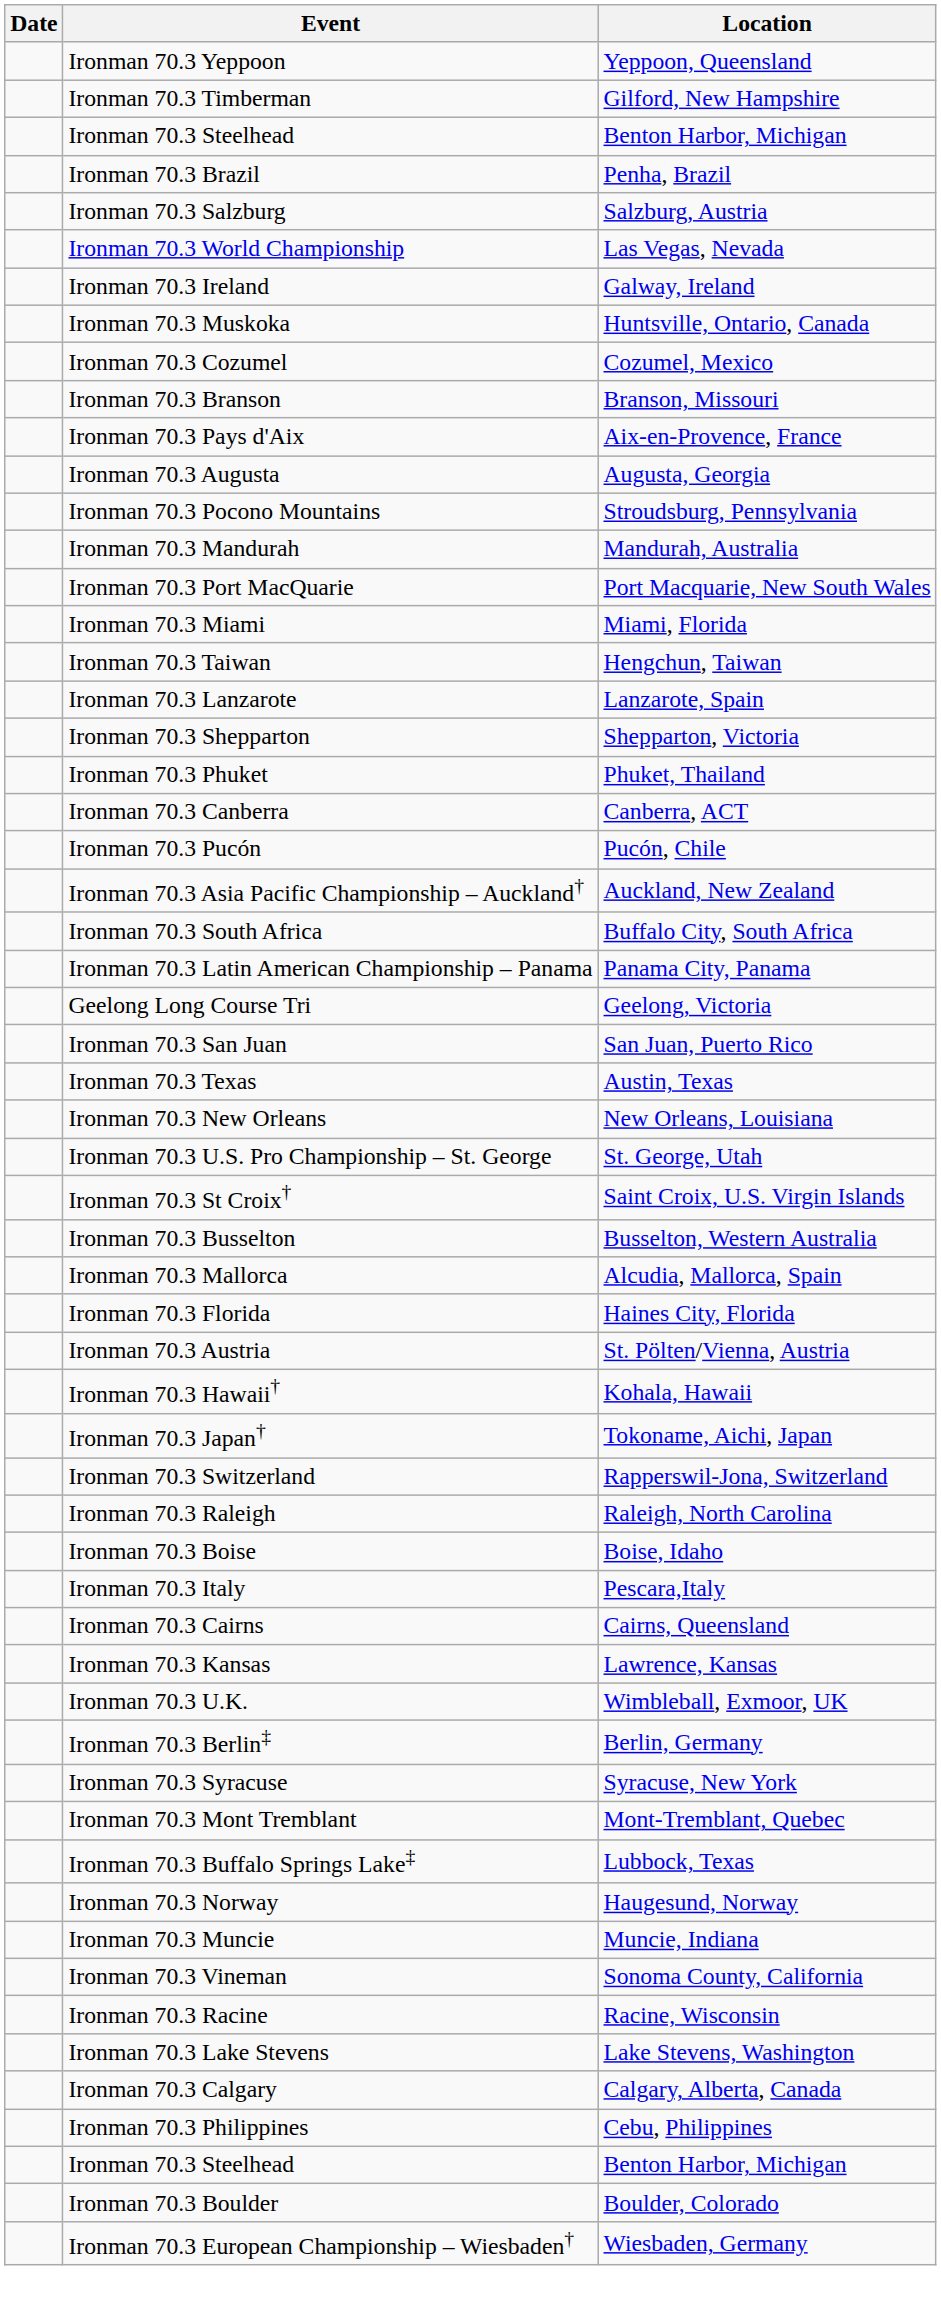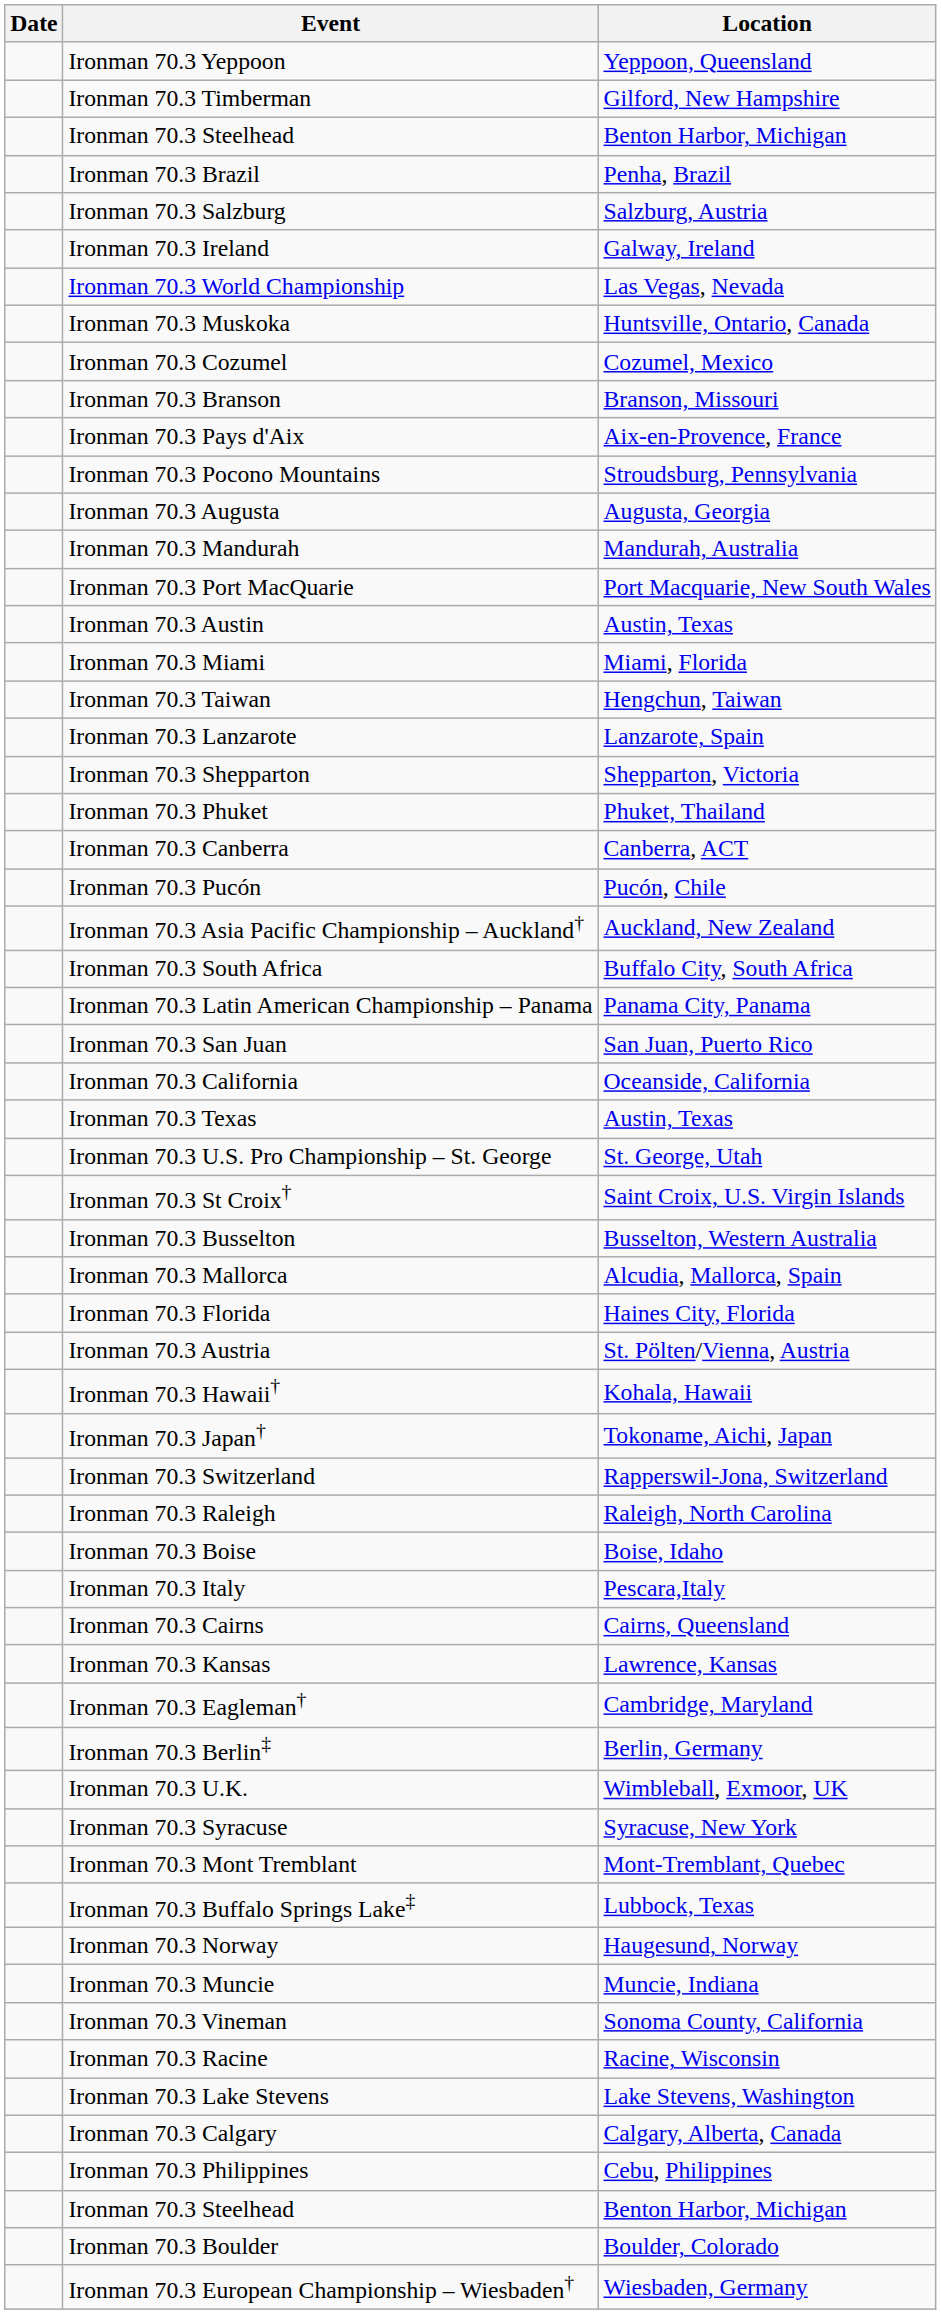rows swapped: (169, 286) <-> (236, 248)
rows swapped: (224, 511) <-> (174, 473)
+ row: (166, 624)
- row: (190, 1006)
+ row: (183, 1081)
- row: (197, 1118)
+ row: (187, 1704)
rows swapped: (170, 1742) <-> (158, 1701)
